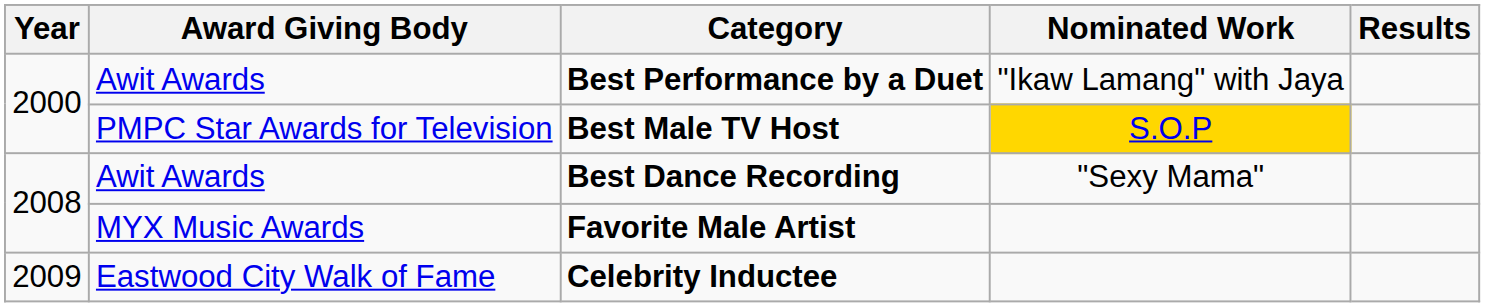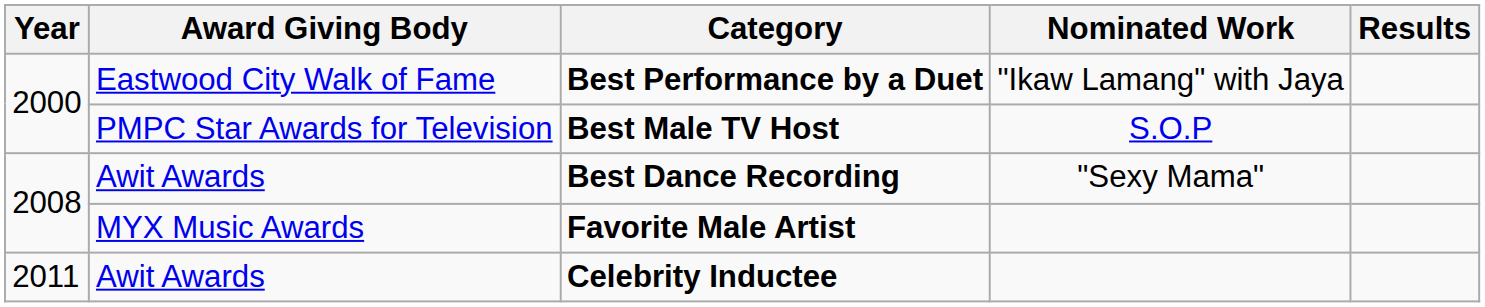(180, 78) Awit Awards -> (296, 78) Eastwood City Walk of Fame
(1171, 128) gold background -> (1171, 128) no background
(47, 276) 2009 -> (46, 276) 2011
(296, 276) Eastwood City Walk of Fame -> (180, 276) Awit Awards
